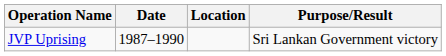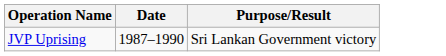- column: (218, 16)
